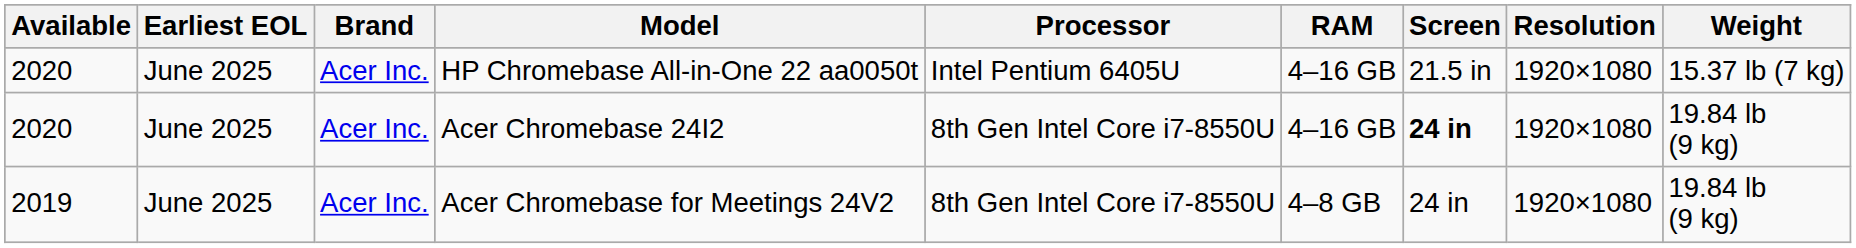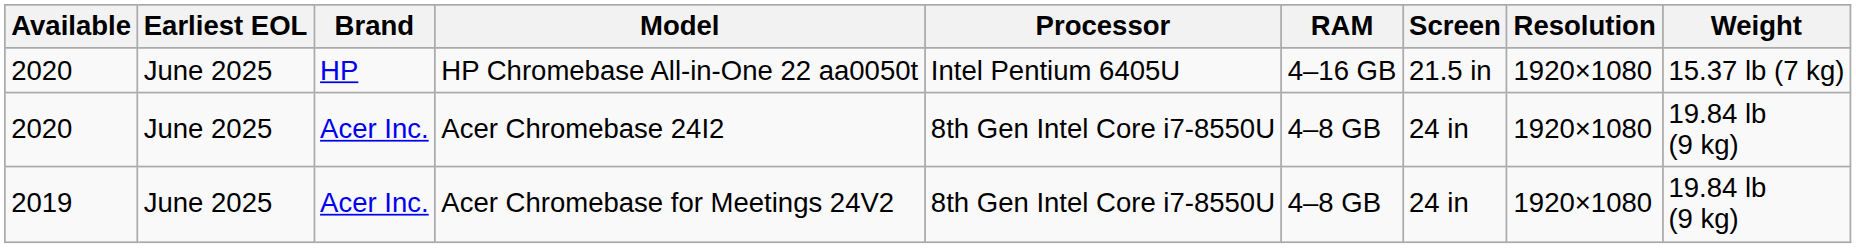(374, 69) Acer Inc. -> (339, 69) HP
(1342, 129) 4–16 GB -> (1334, 129) 4–8 GB
(1440, 129) bold -> (1439, 129) normal
